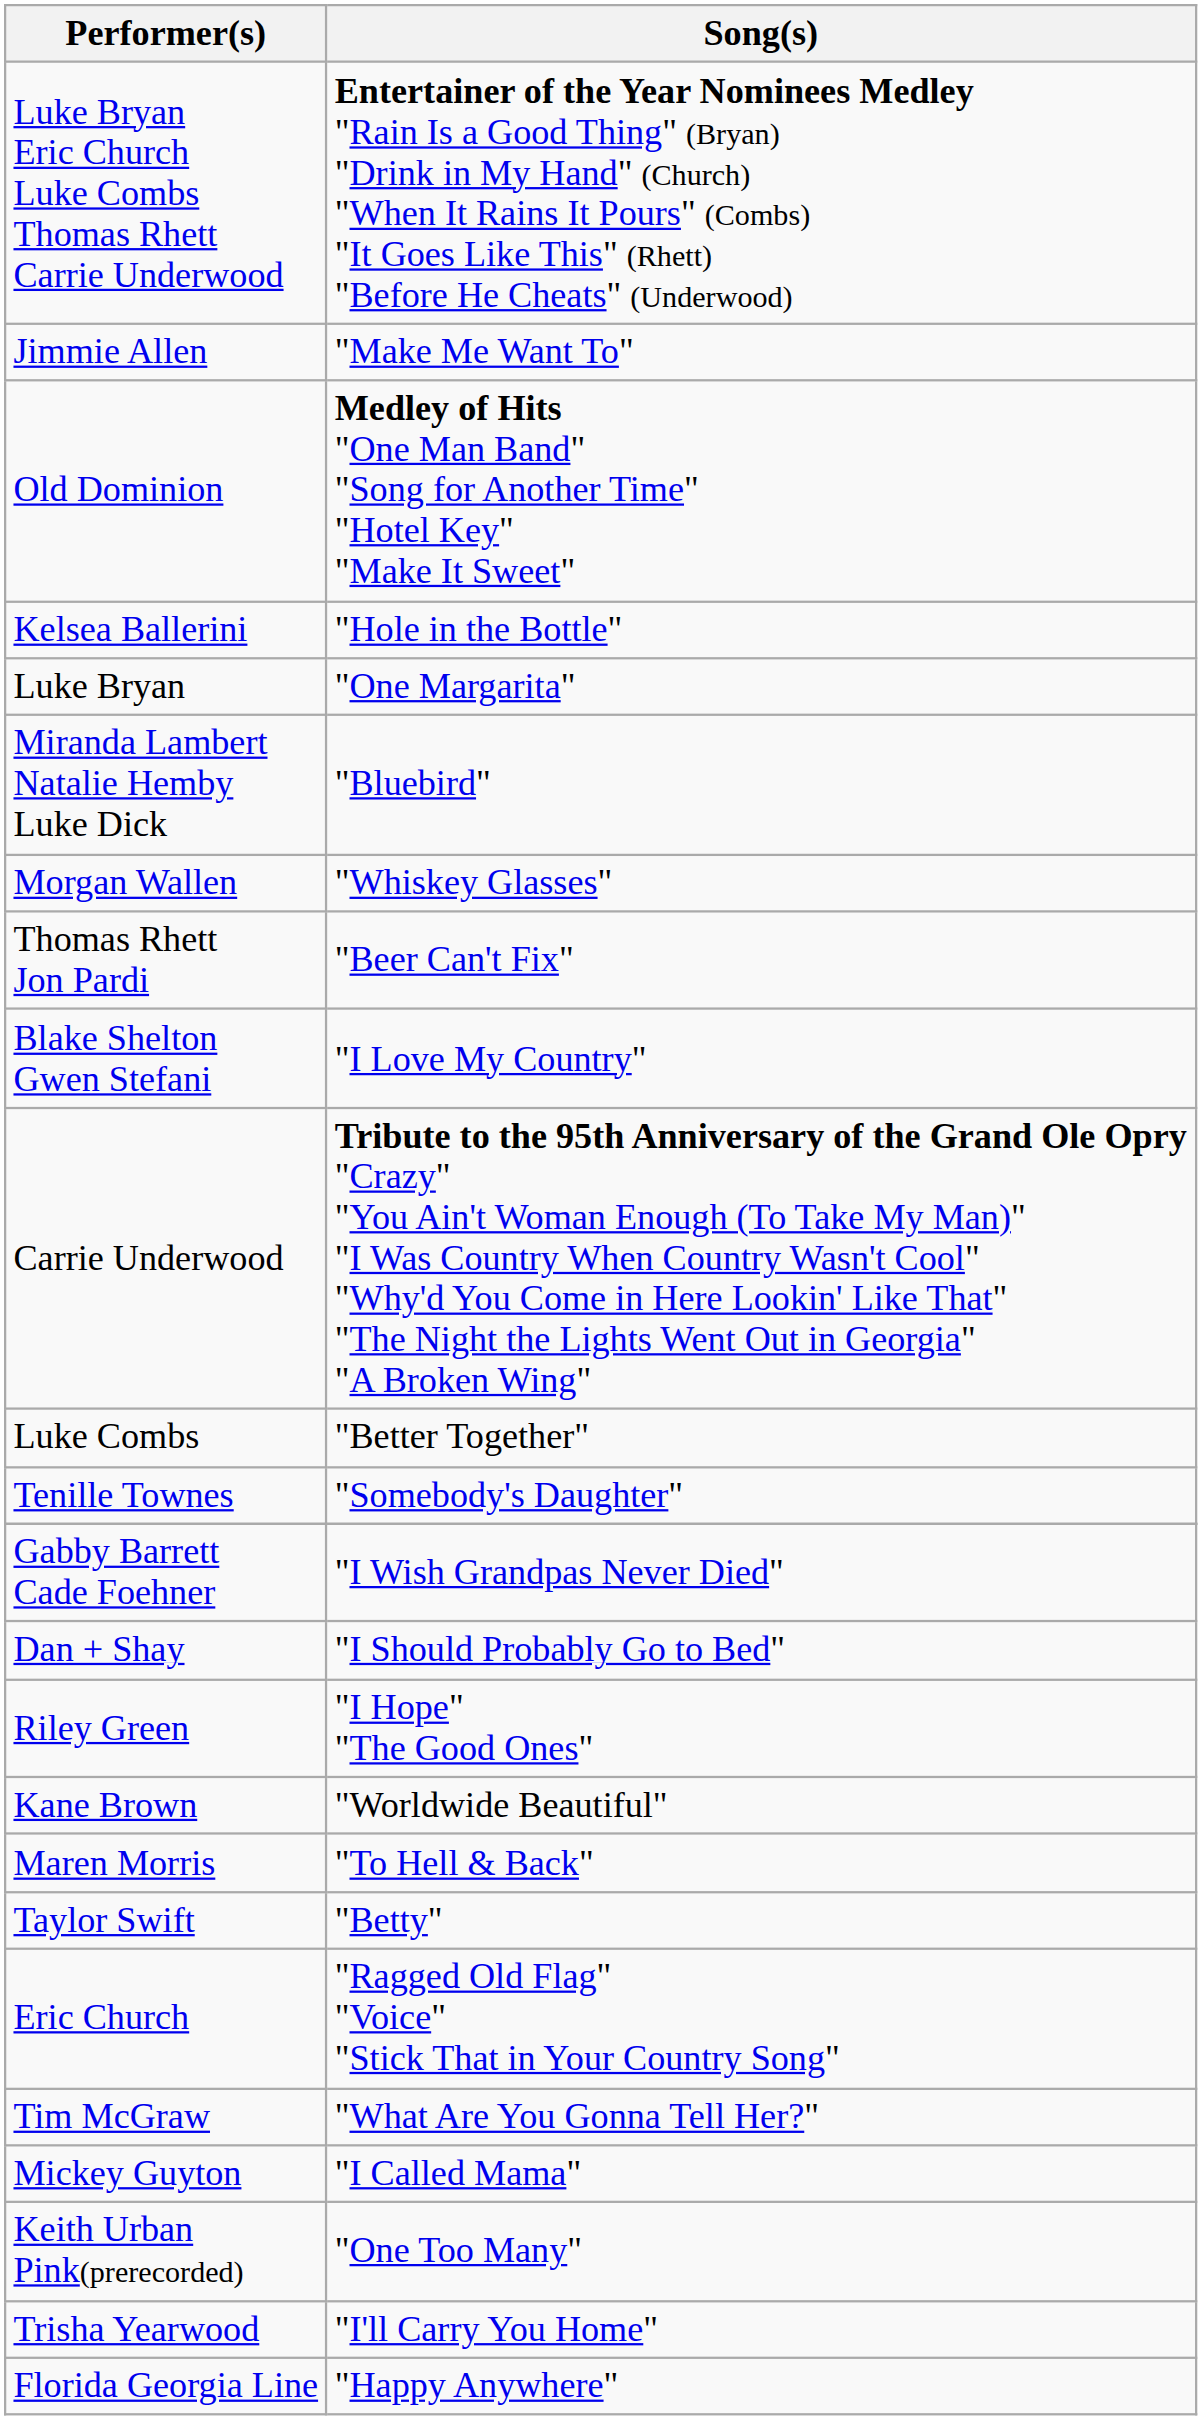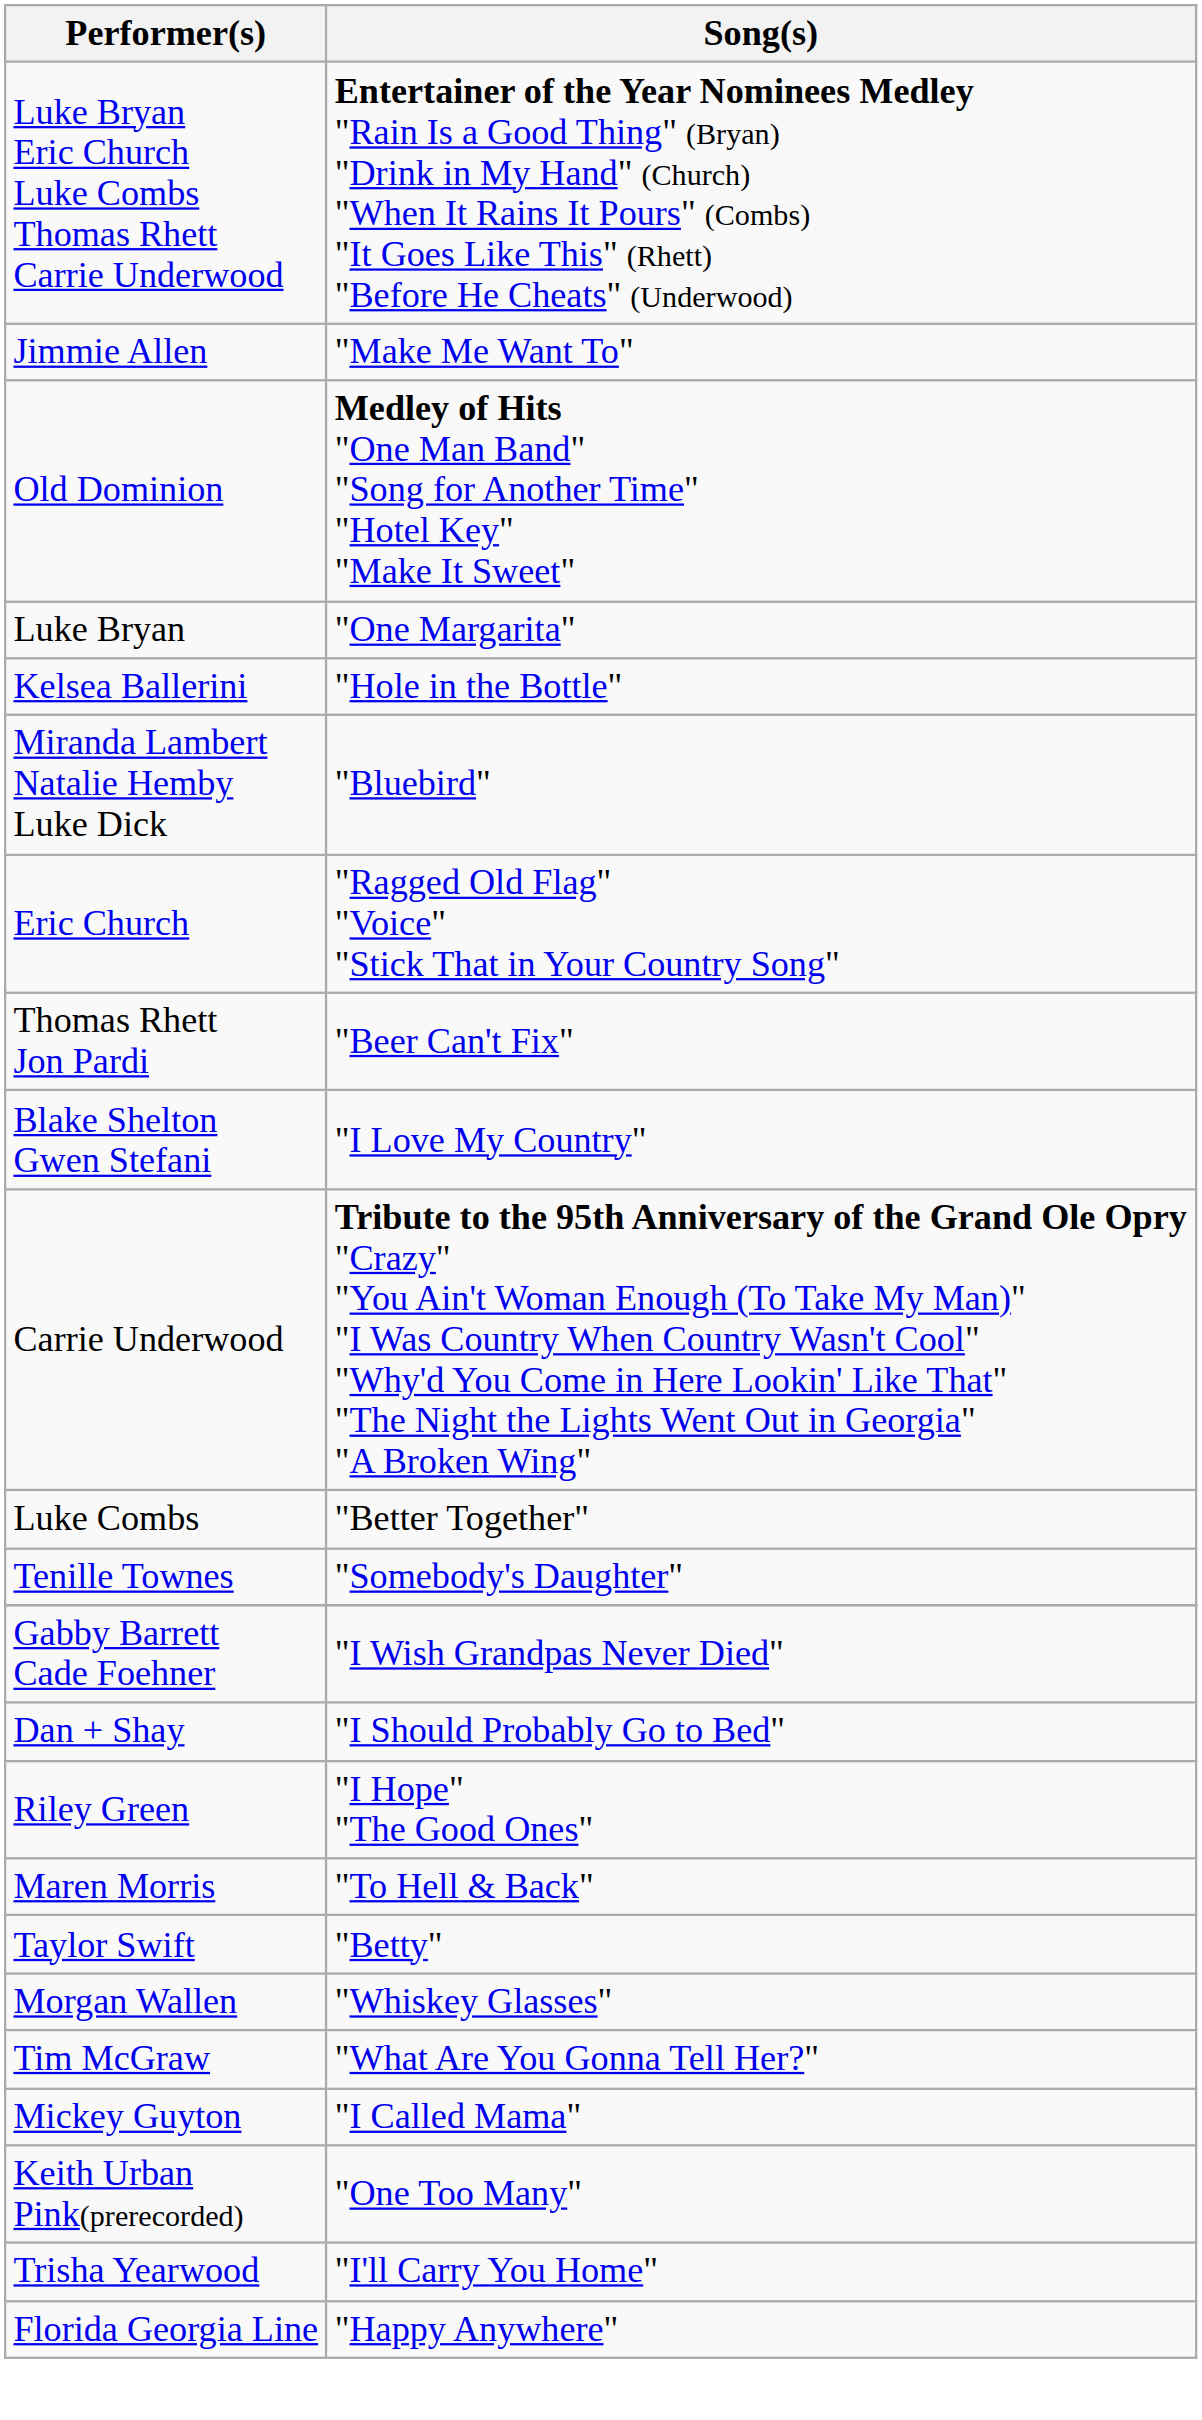rows swapped: (99, 686) <-> (130, 628)
rows swapped: (125, 882) <-> (101, 2017)
- row: (105, 1805)
